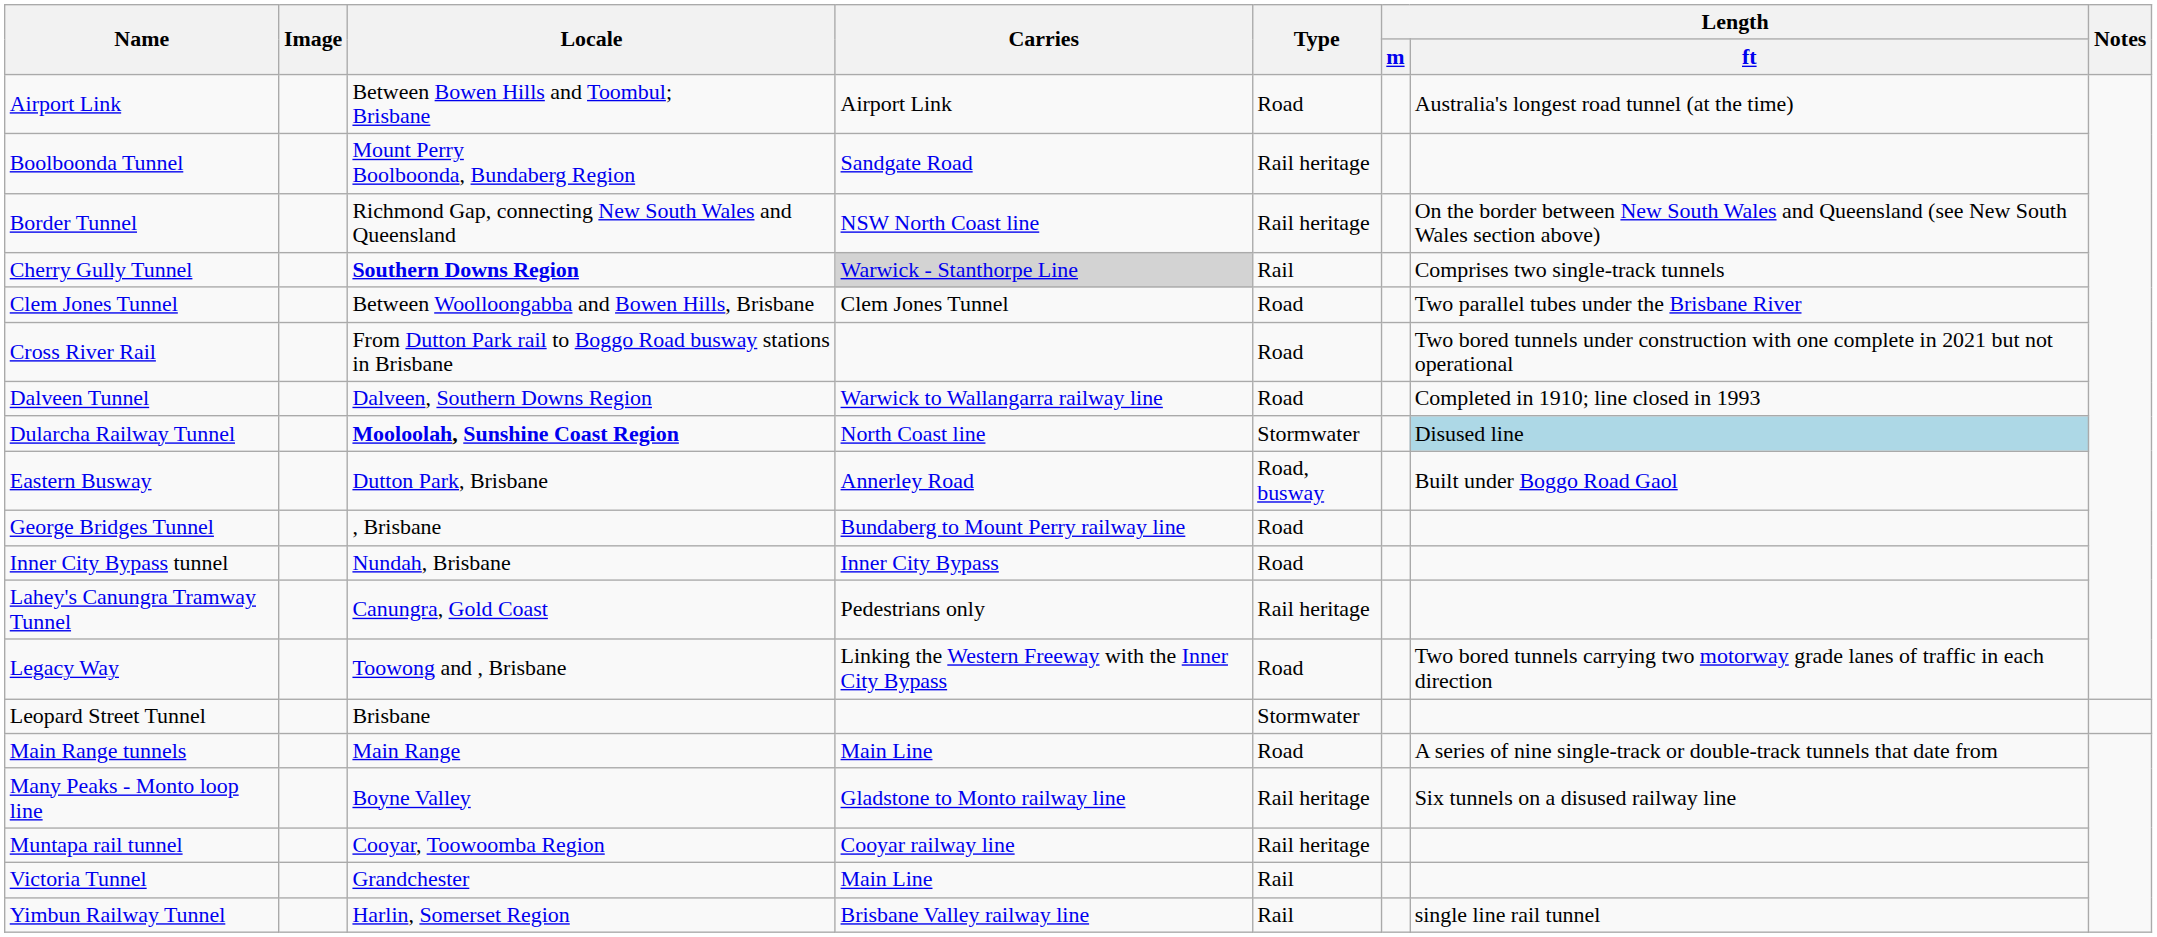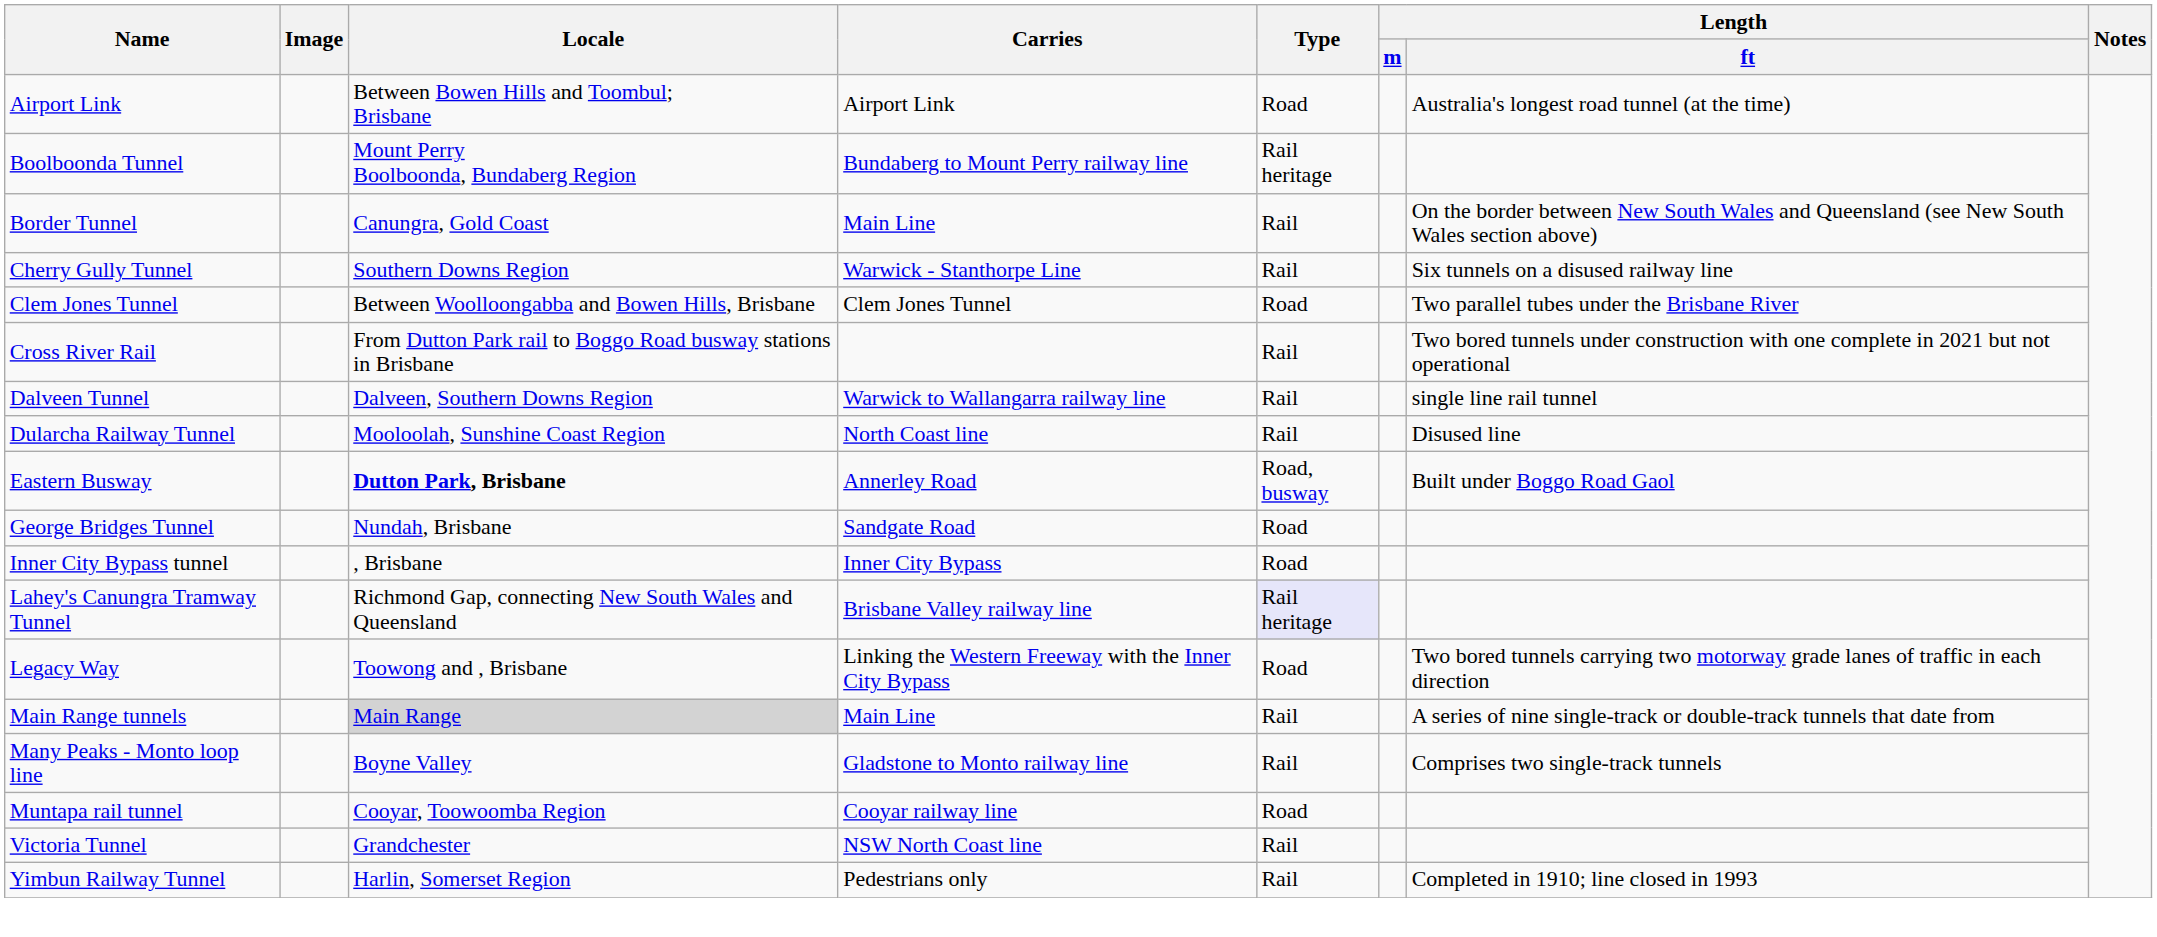(907, 163) Sandgate Road -> (1016, 163) Bundaberg to Mount Perry railway line
(572, 222) Richmond Gap, connecting New South Wales and Queensland -> (451, 222) Canungra, Gold Coast
(940, 222) NSW North Coast line -> (889, 222) Main Line
(1313, 222) Rail heritage -> (1280, 222) Rail
(466, 269) bold -> (461, 269) normal
(959, 269) lightgrey background -> (962, 269) no background
(1570, 269) Comprises two single-track tunnels -> (1572, 269) Six tunnels on a disused railway line
(1280, 351) Road -> (1280, 351) Rail
(1280, 398) Road -> (1280, 398) Rail
(1588, 398) Completed in 1910; line closed in 1993 -> (1504, 398) single line rail tunnel
(516, 433) bold -> (509, 433) normal
(1308, 433) Stormwater -> (1280, 433) Rail
(1469, 433) lightblue background -> (1466, 433) no background
(450, 480) normal -> (460, 480) bold
(397, 527) , Brisbane -> (432, 527) Nundah, Brisbane
(1013, 527) Bundaberg to Mount Perry railway line -> (909, 527) Sandgate Road
(432, 562) Nundah, Brisbane -> (398, 562) , Brisbane
(450, 609) Canungra, Gold Coast -> (573, 609) Richmond Gap, connecting New South Wales and Queensland
(913, 609) Pedestrians only -> (967, 609) Brisbane Valley railway line
(1313, 609) no background -> (1297, 609) lavender background
- row: (108, 715)
(406, 750) no background -> (407, 715) lightgrey background
(1280, 750) Road -> (1280, 715) Rail
(1313, 797) Rail heritage -> (1280, 763) Rail
(1575, 797) Six tunnels on a disused railway line -> (1567, 763) Comprises two single-track tunnels
(1313, 844) Rail heritage -> (1285, 810) Road
(887, 879) Main Line -> (943, 844) NSW North Coast line
(965, 914) Brisbane Valley railway line -> (915, 879) Pedestrians only
(1508, 914) single line rail tunnel -> (1585, 879) Completed in 1910; line closed in 1993
